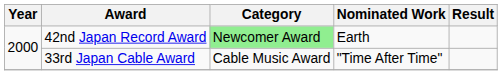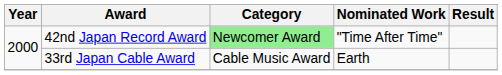(353, 37) Earth -> (390, 37) "Time After Time"
(390, 59) "Time After Time" -> (353, 59) Earth
